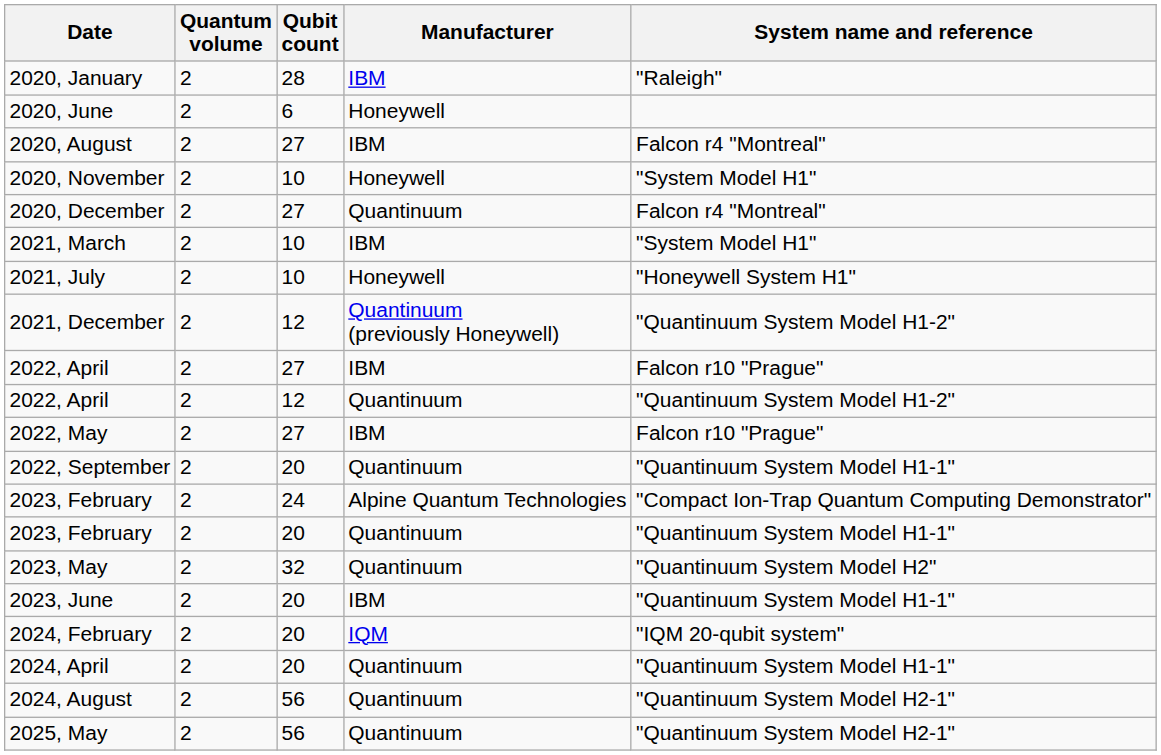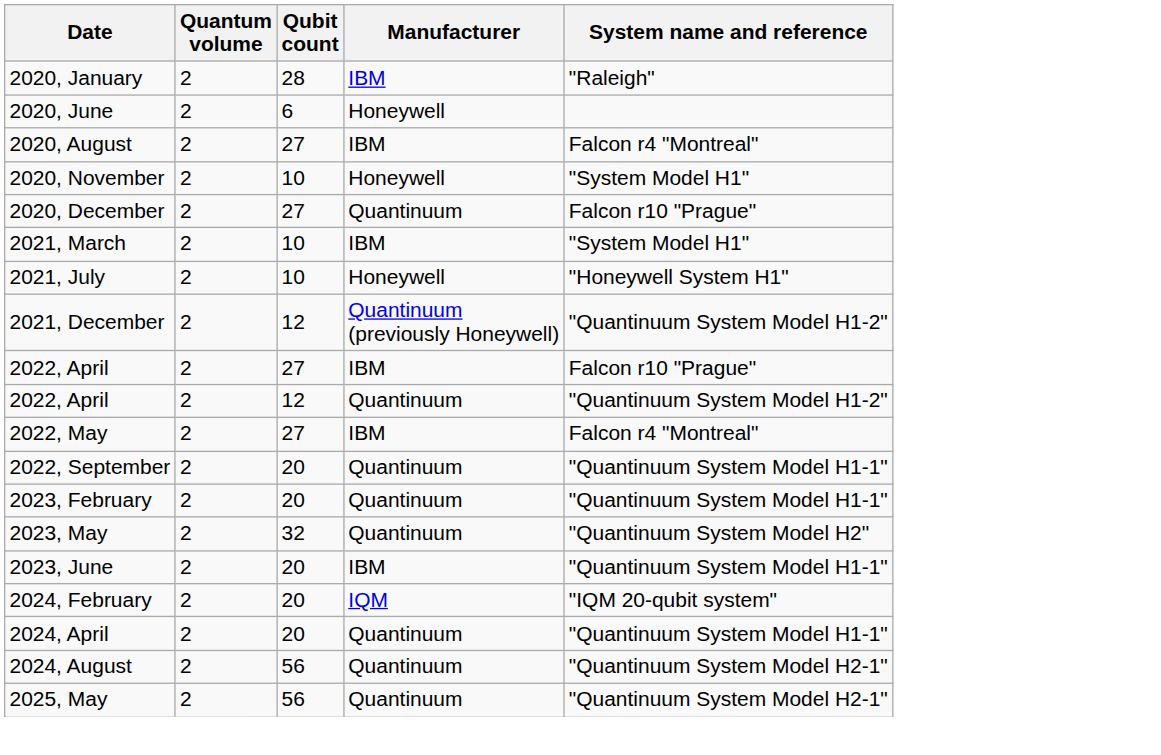(731, 210) Falcon r4 "Montreal" -> (662, 210) Falcon r10 "Prague"
(730, 433) Falcon r10 "Prague" -> (664, 433) Falcon r4 "Montreal"
- row: (81, 500)
